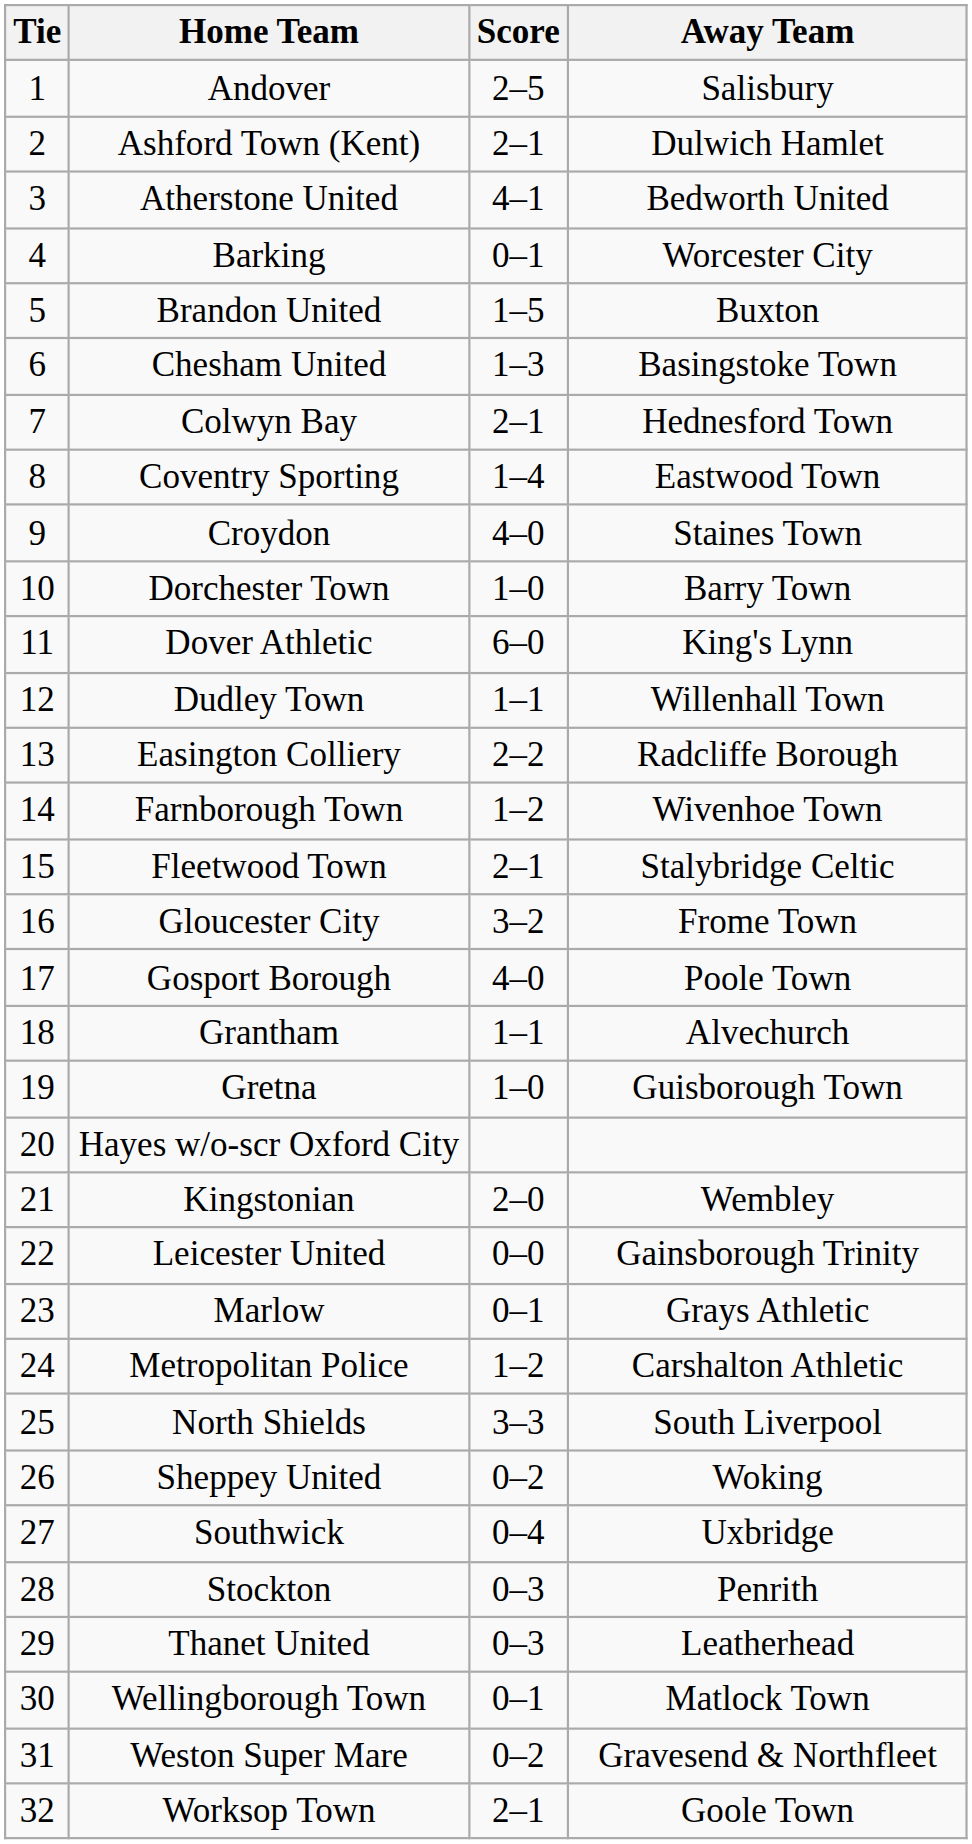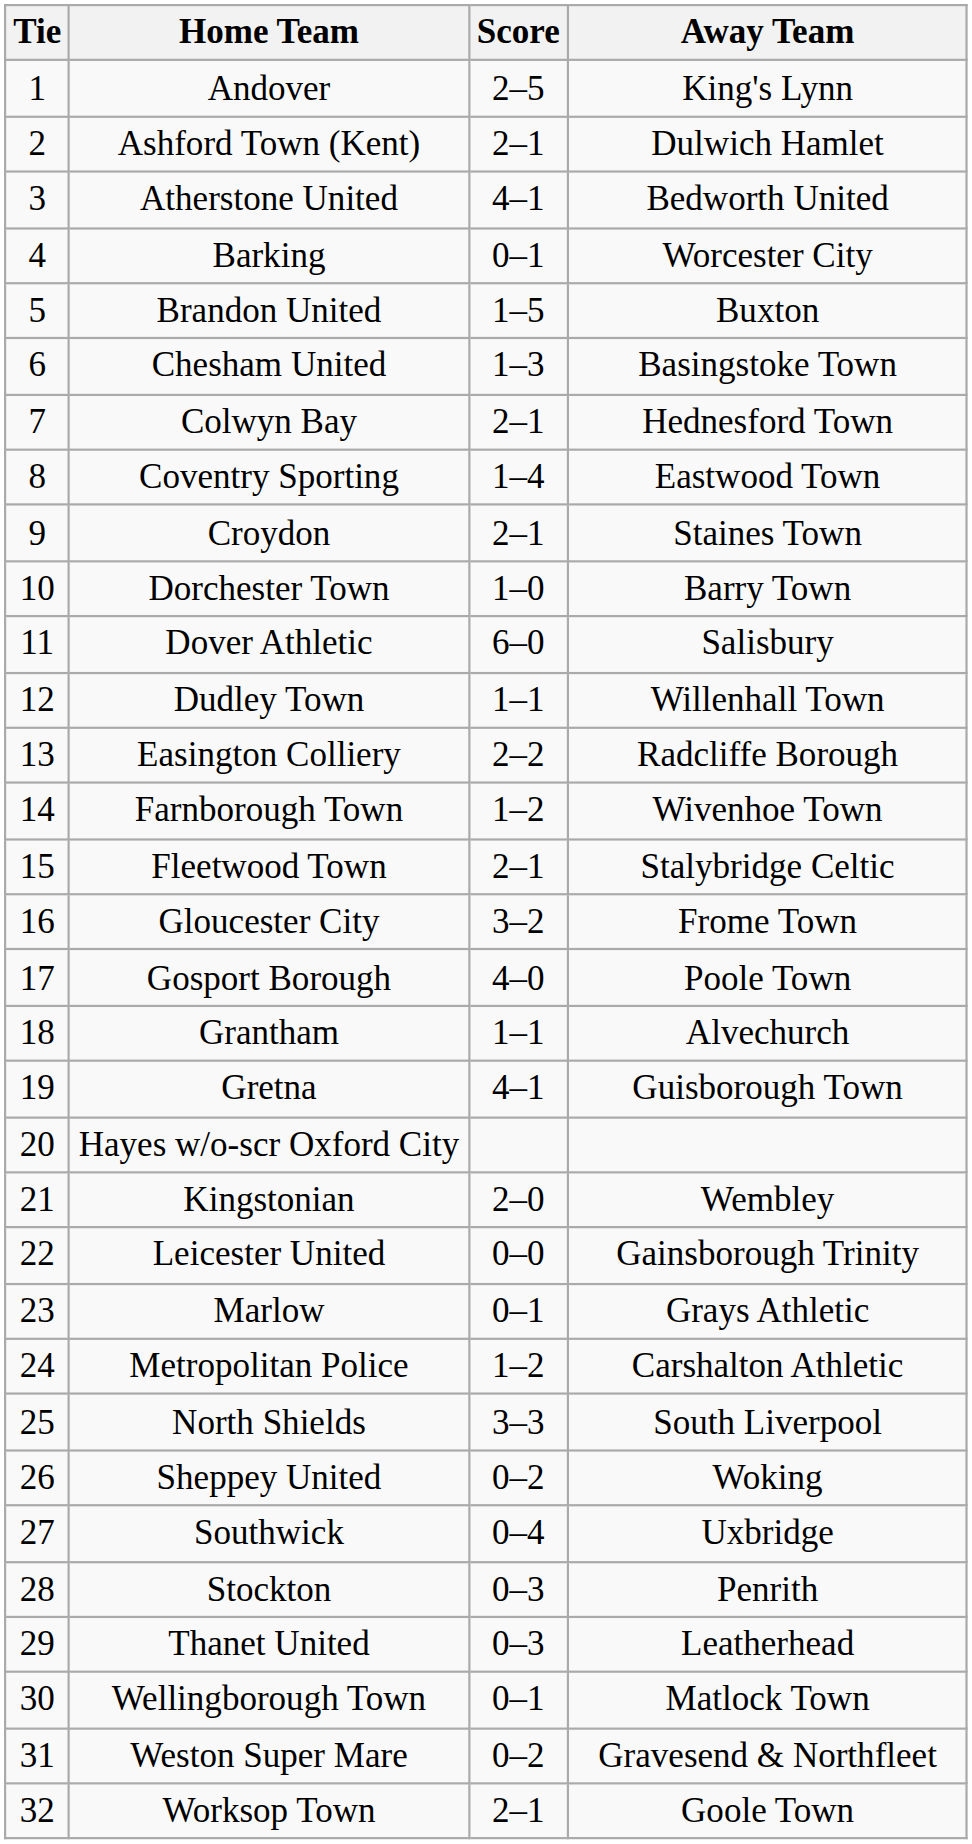(768, 87) Salisbury -> (768, 87) King's Lynn
(518, 532) 4–0 -> (518, 532) 2–1
(768, 643) King's Lynn -> (768, 643) Salisbury
(518, 1088) 1–0 -> (518, 1088) 4–1
